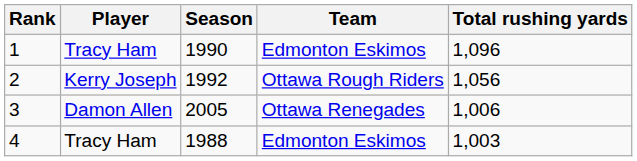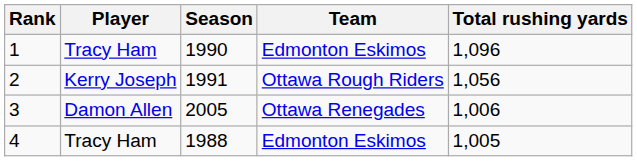(206, 79) 1992 -> (206, 79) 1991
(476, 140) 1,003 -> (476, 140) 1,005
